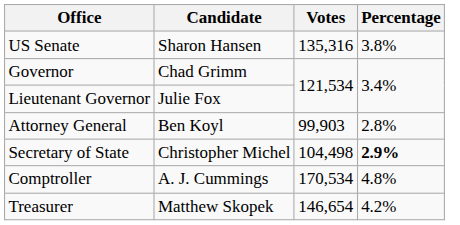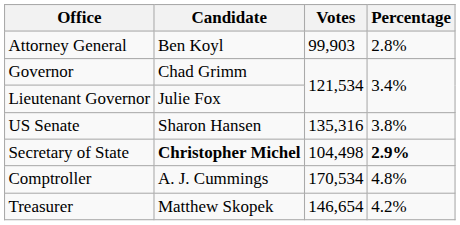rows swapped: (44, 44) <-> (68, 125)
(224, 152) normal -> (229, 152) bold
